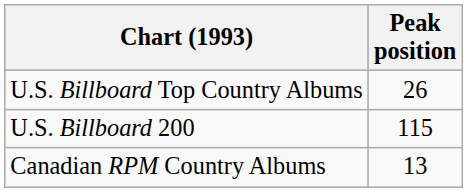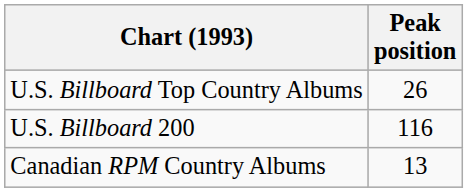(415, 128) 115 -> (415, 128) 116
